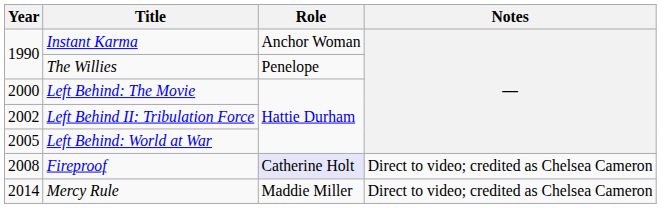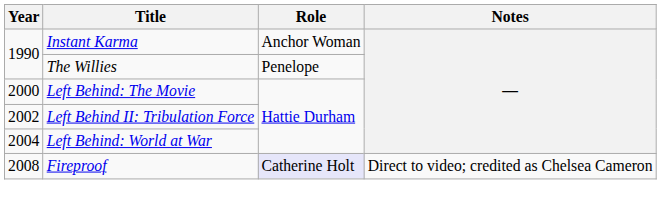(24, 141) 2005 -> (24, 141) 2004
- row: (83, 191)
